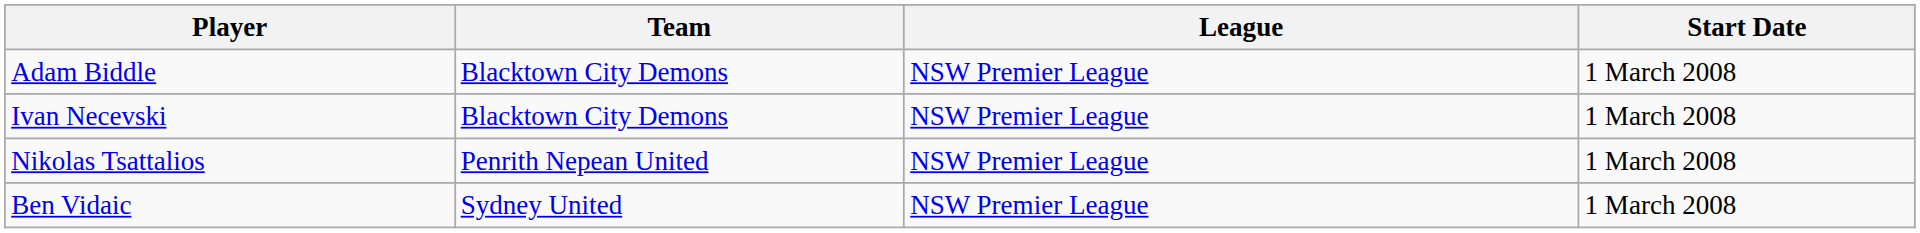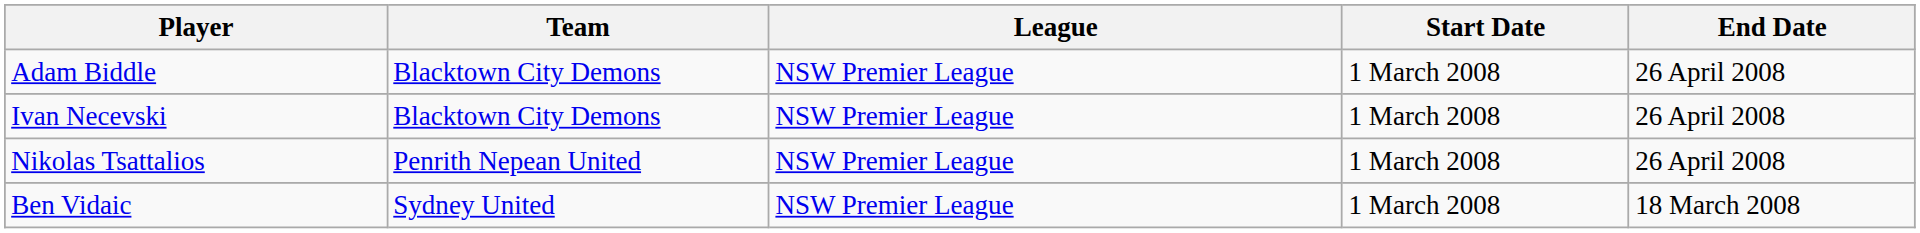+ column: (1772, 26)
